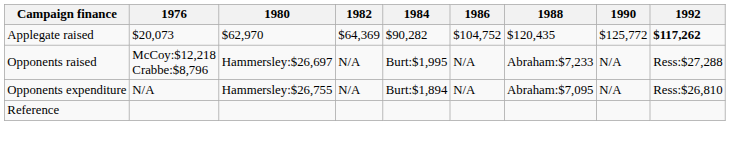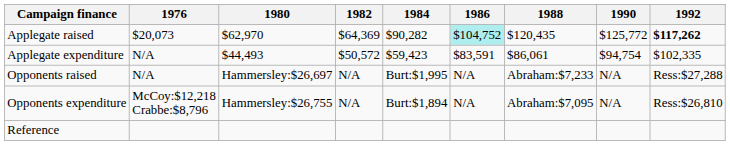(477, 34) no background -> (477, 34) paleturquoise background
+ row: (65, 55)
(174, 62) McCoy:$12,218 Crabbe:$8,796 -> (143, 75) N/A
(143, 89) N/A -> (174, 103) McCoy:$12,218 Crabbe:$8,796
